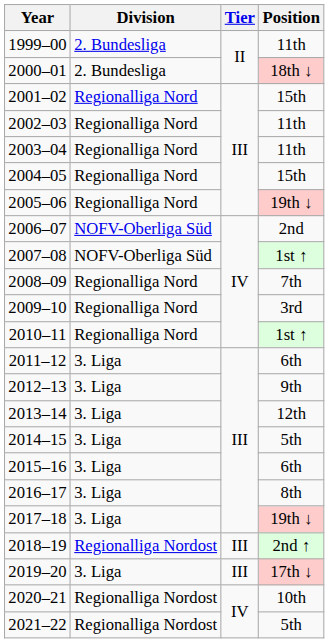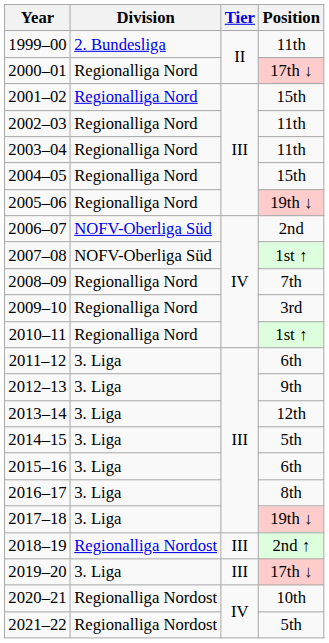(120, 70) 2. Bundesliga -> (136, 70) Regionalliga Nord
(291, 70) 18th ↓ -> (291, 70) 17th ↓
